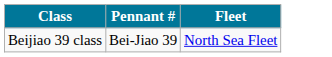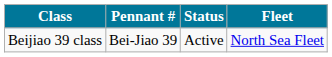+ column: (204, 16)
